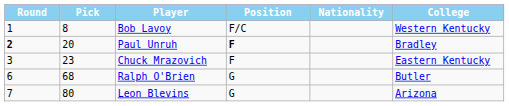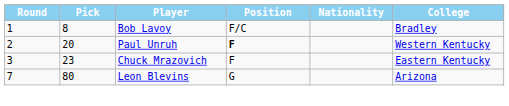(443, 29) Western Kentucky -> (416, 29) Bradley
(10, 45) bold -> (10, 45) normal
(416, 45) Bradley -> (443, 45) Western Kentucky
- row: (156, 77)
